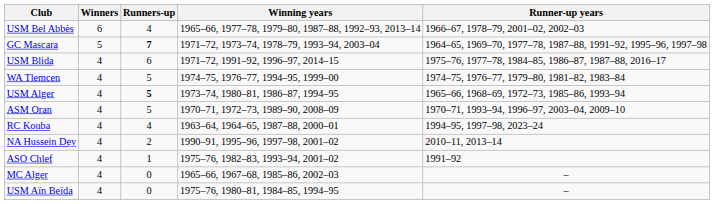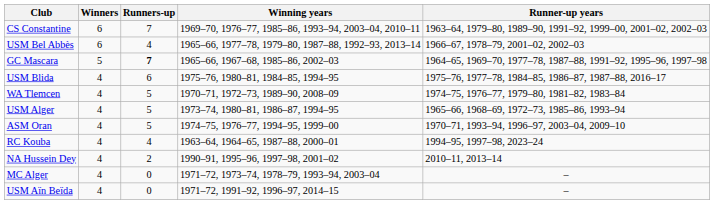+ row: (39, 28)
(280, 45) 1971–72, 1973–74, 1978–79, 1993–94, 2003–04 -> (259, 61) 1965–66, 1967–68, 1985–86, 2002–03
(259, 61) 1971–72, 1991–92, 1996–97, 2014–15 -> (259, 77) 1975–76, 1980–81, 1984–85, 1994–95
(259, 77) 1974–75, 1976–77, 1994–95, 1999–00 -> (259, 93) 1970–71, 1972–73, 1989–90, 2008–09
(149, 93) bold -> (149, 110) normal
(259, 110) 1970–71, 1972–73, 1989–90, 2008–09 -> (259, 126) 1974–75, 1976–77, 1994–95, 1999–00
- row: (30, 158)
(259, 175) 1965–66, 1967–68, 1985–86, 2002–03 -> (280, 175) 1971–72, 1973–74, 1978–79, 1993–94, 2003–04
(259, 191) 1975–76, 1980–81, 1984–85, 1994–95 -> (259, 191) 1971–72, 1991–92, 1996–97, 2014–15
